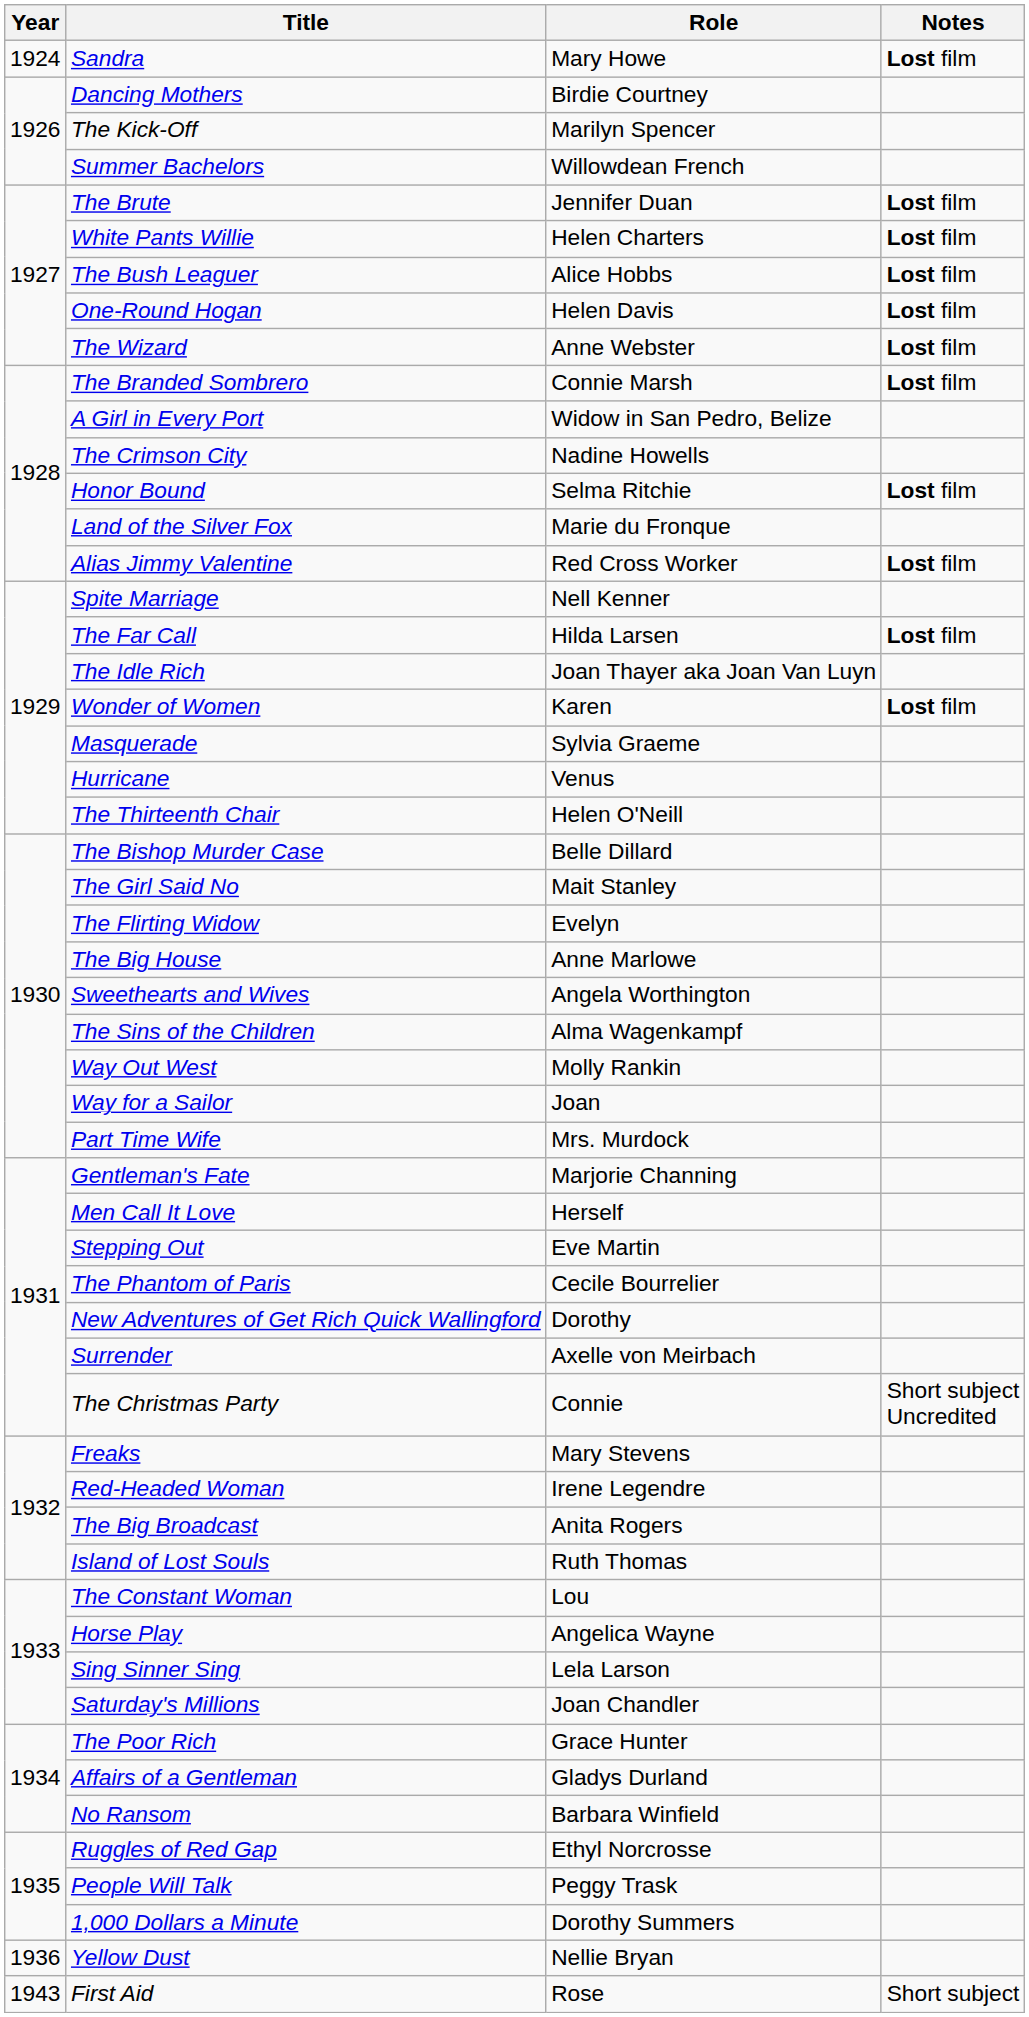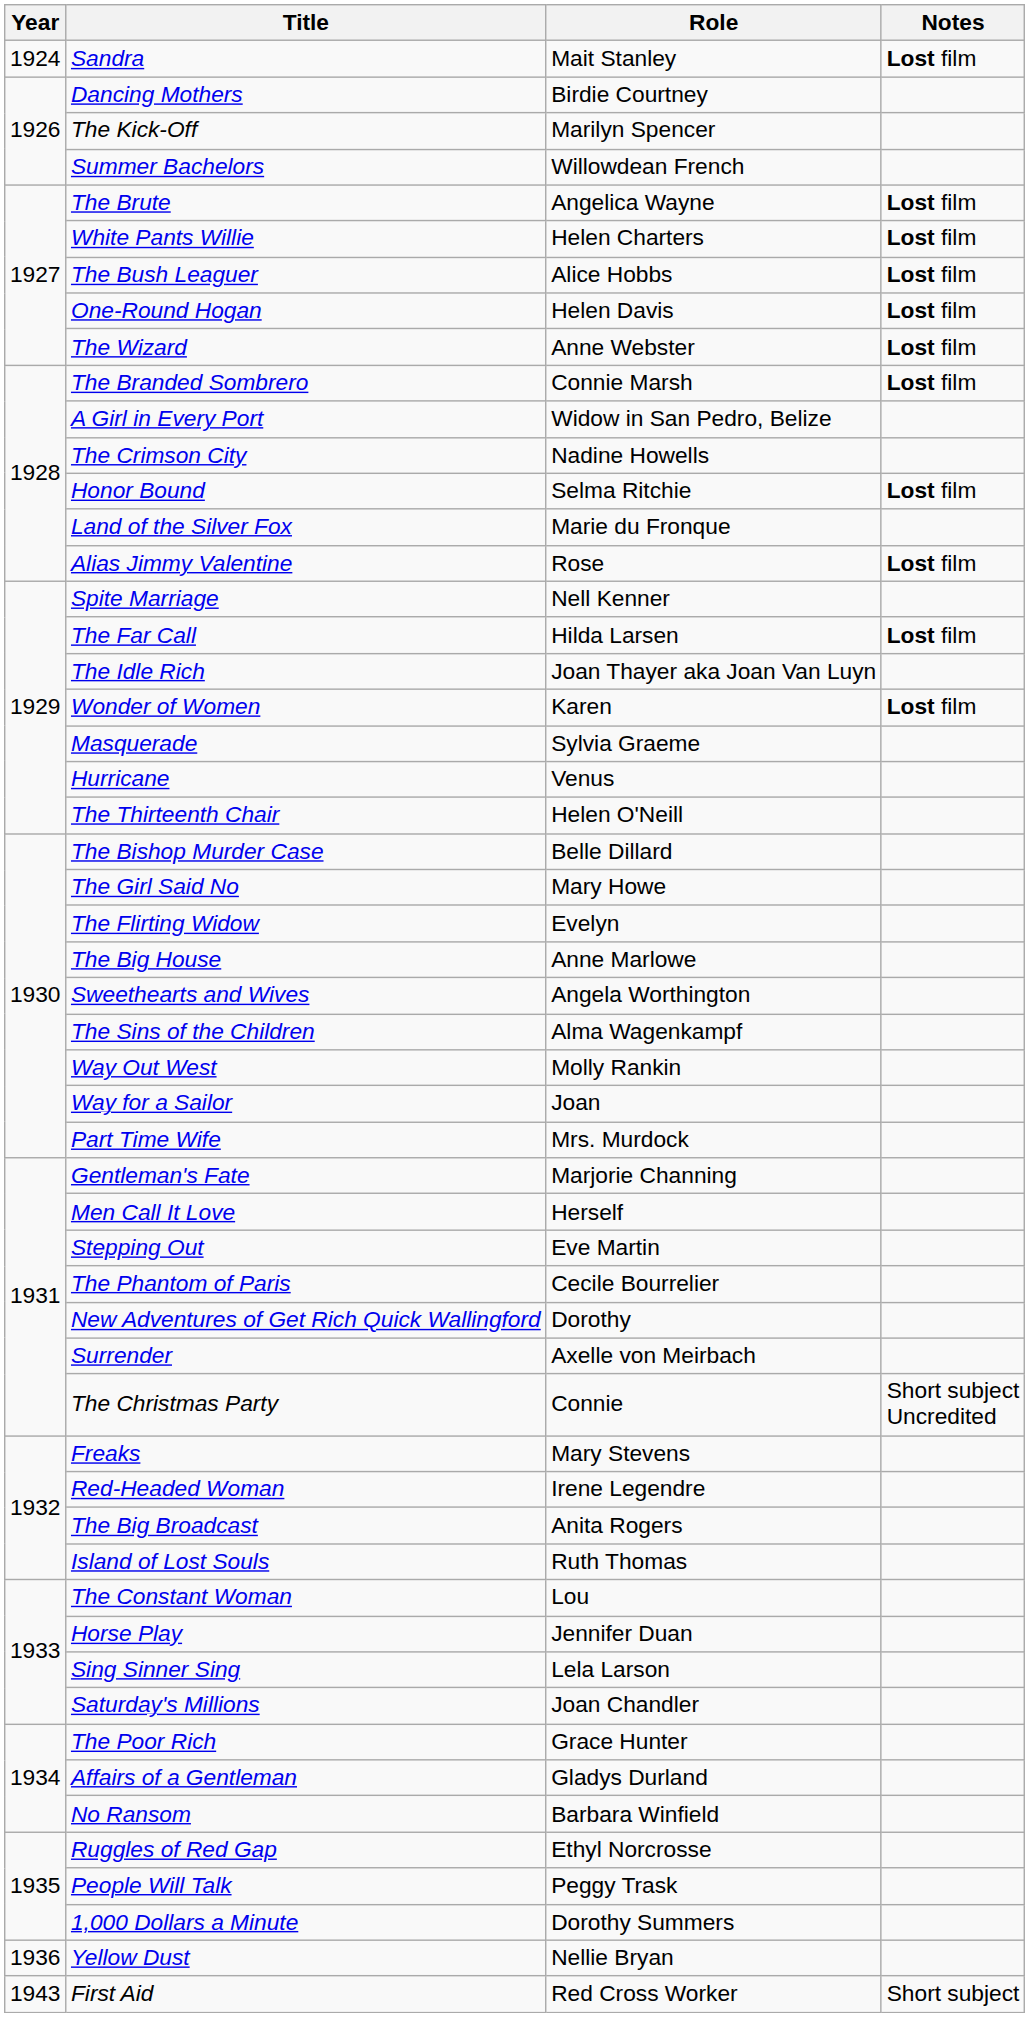(609, 58) Mary Howe -> (614, 58) Mait Stanley
(622, 202) Jennifer Duan -> (633, 202) Angelica Wayne
(644, 563) Red Cross Worker -> (578, 563) Rose
(614, 887) Mait Stanley -> (609, 887) Mary Howe
(633, 1633) Angelica Wayne -> (622, 1633) Jennifer Duan
(578, 1993) Rose -> (644, 1993) Red Cross Worker
